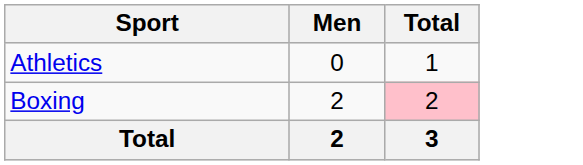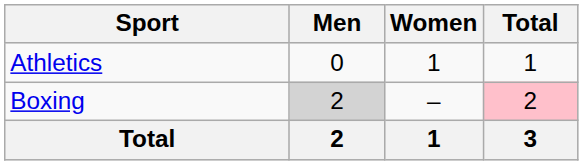+ column: (434, 23)
(337, 100) no background -> (337, 100) lightgrey background
